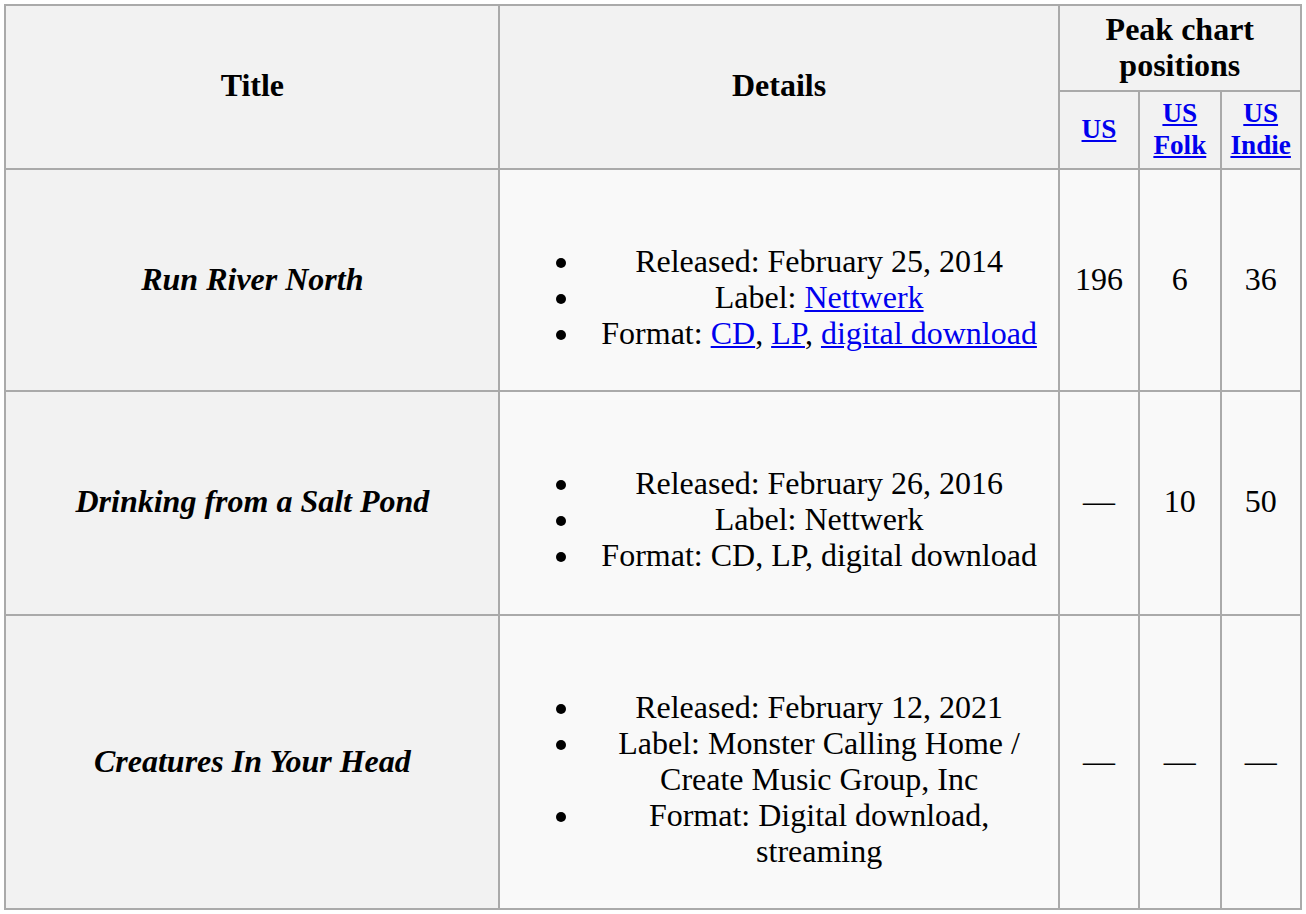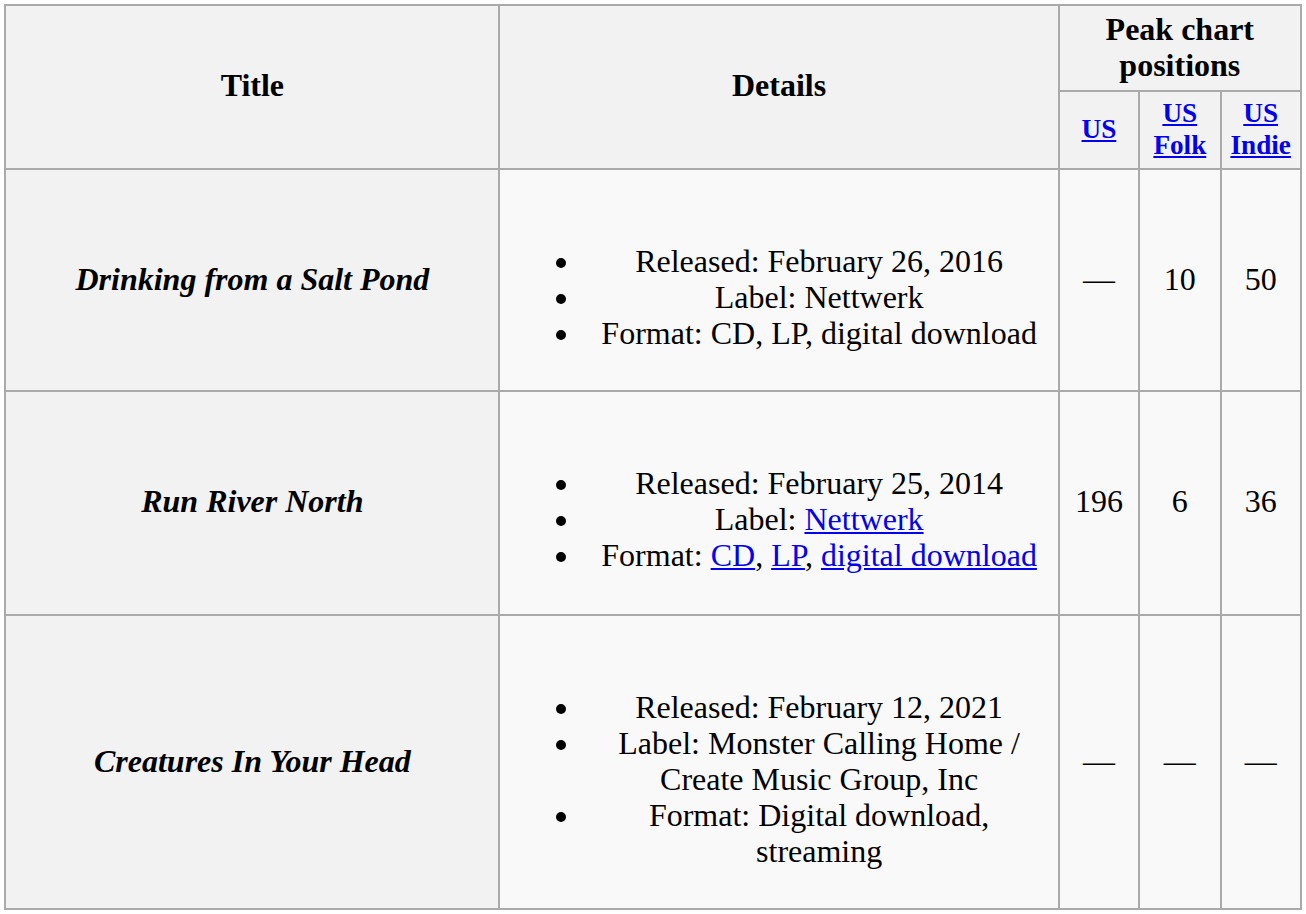rows swapped: (252, 279) <-> (252, 502)
